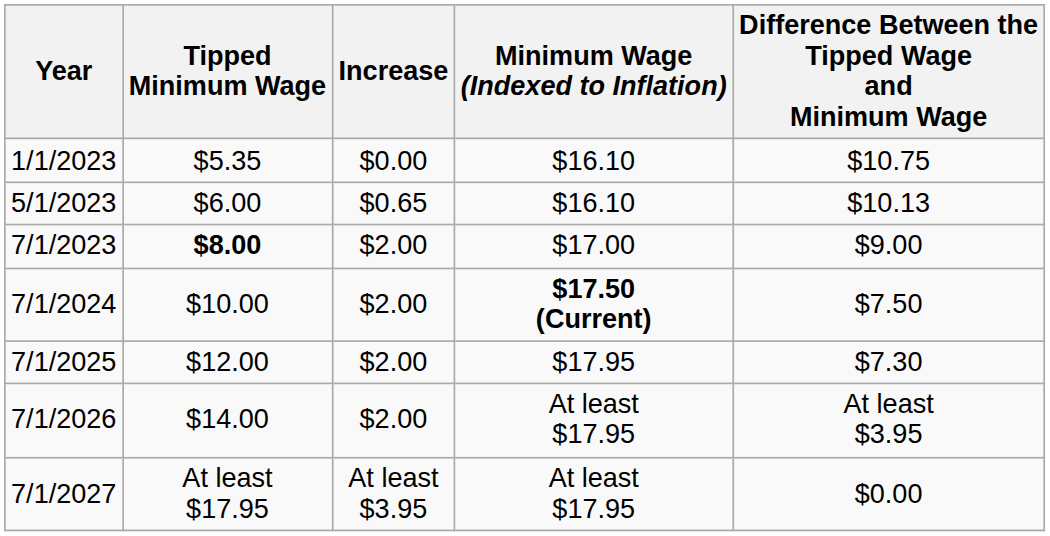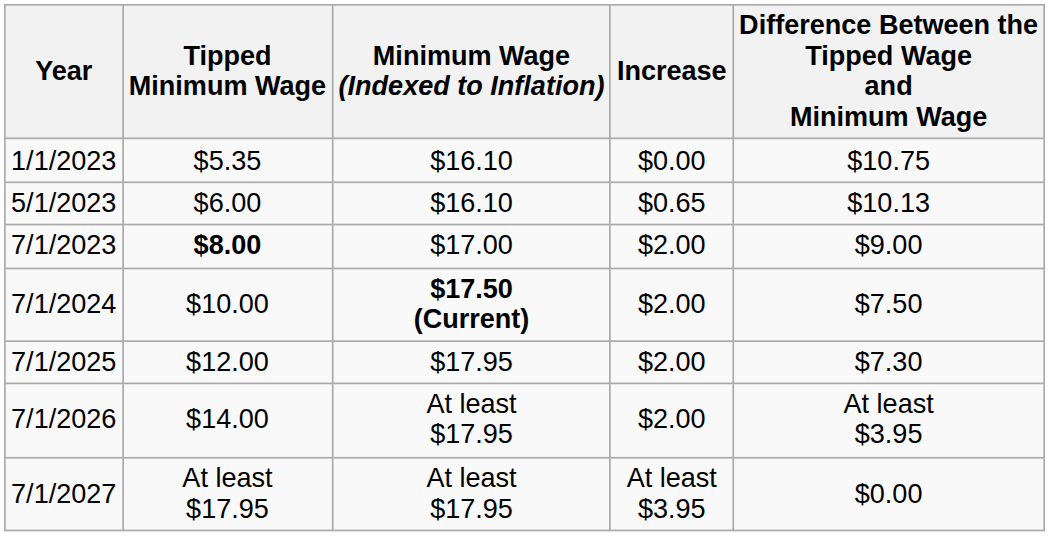columns swapped: (393, 71) <-> (594, 71)
